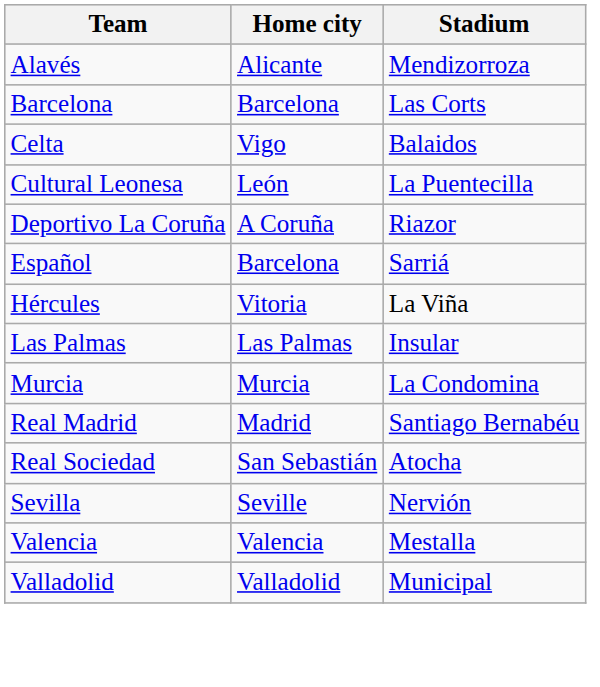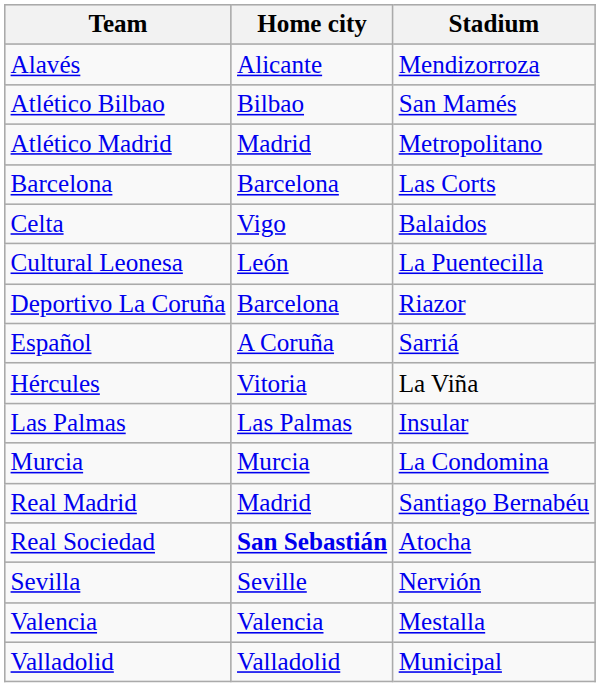+ row: (88, 104)
+ row: (91, 143)
(286, 223) A Coruña -> (288, 303) Barcelona
(288, 263) Barcelona -> (286, 343) A Coruña
(307, 462) normal -> (312, 542) bold
